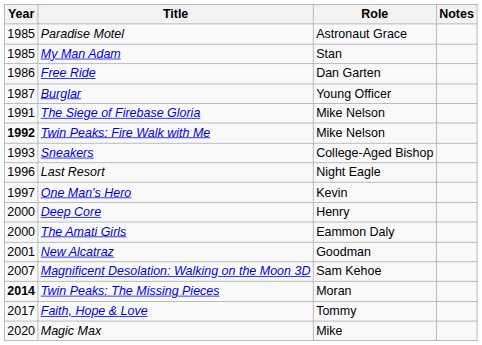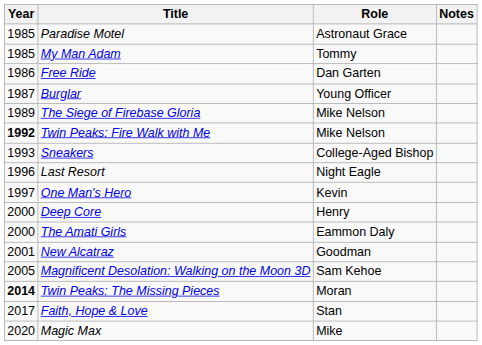(329, 53) Stan -> (336, 53) Tommy
(21, 113) 1991 -> (21, 113) 1989
(21, 271) 2007 -> (21, 271) 2005
(336, 311) Tommy -> (329, 311) Stan
